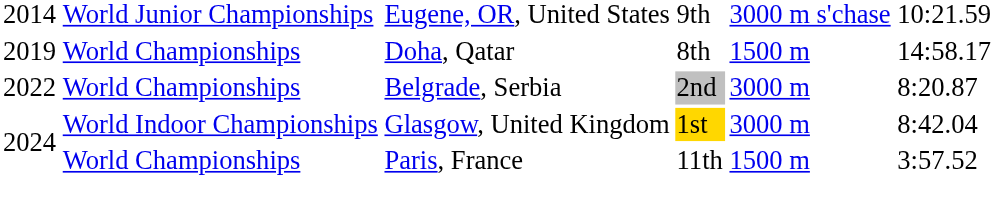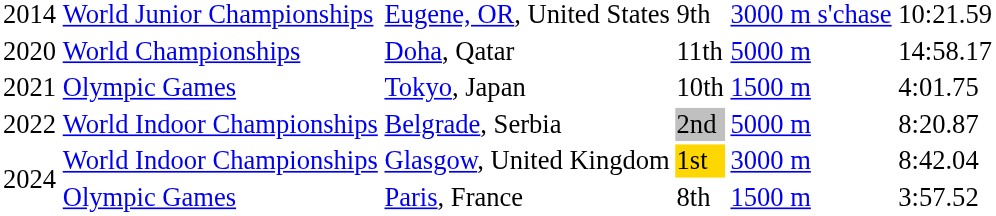(30, 51) 2019 -> (30, 51) 2020
(694, 51) 8th -> (700, 51) 11th
(770, 51) 1500 m -> (771, 51) 5000 m
+ row: (455, 87)
(182, 87) World Championships -> (220, 124) World Indoor Championships
(770, 87) 3000 m -> (771, 124) 5000 m
(182, 160) World Championships -> (149, 197) Olympic Games
(700, 160) 11th -> (694, 197) 8th
